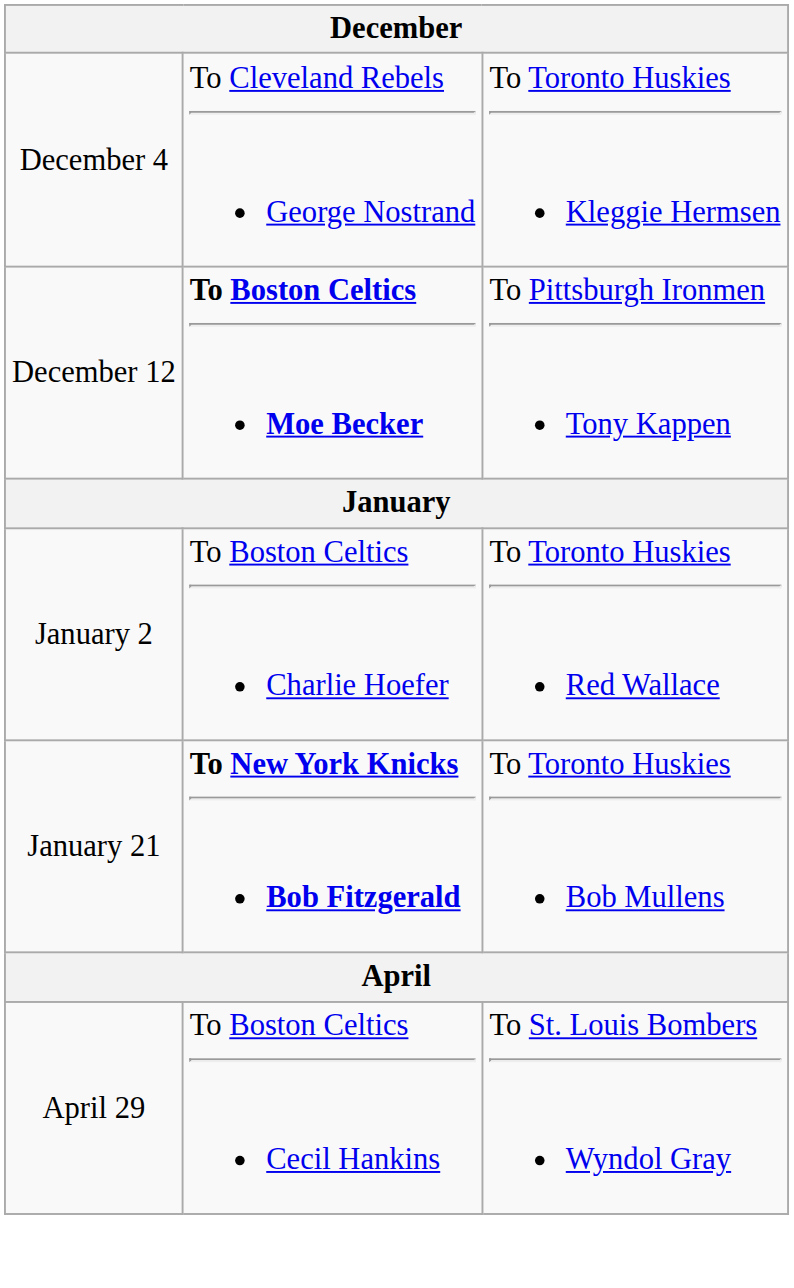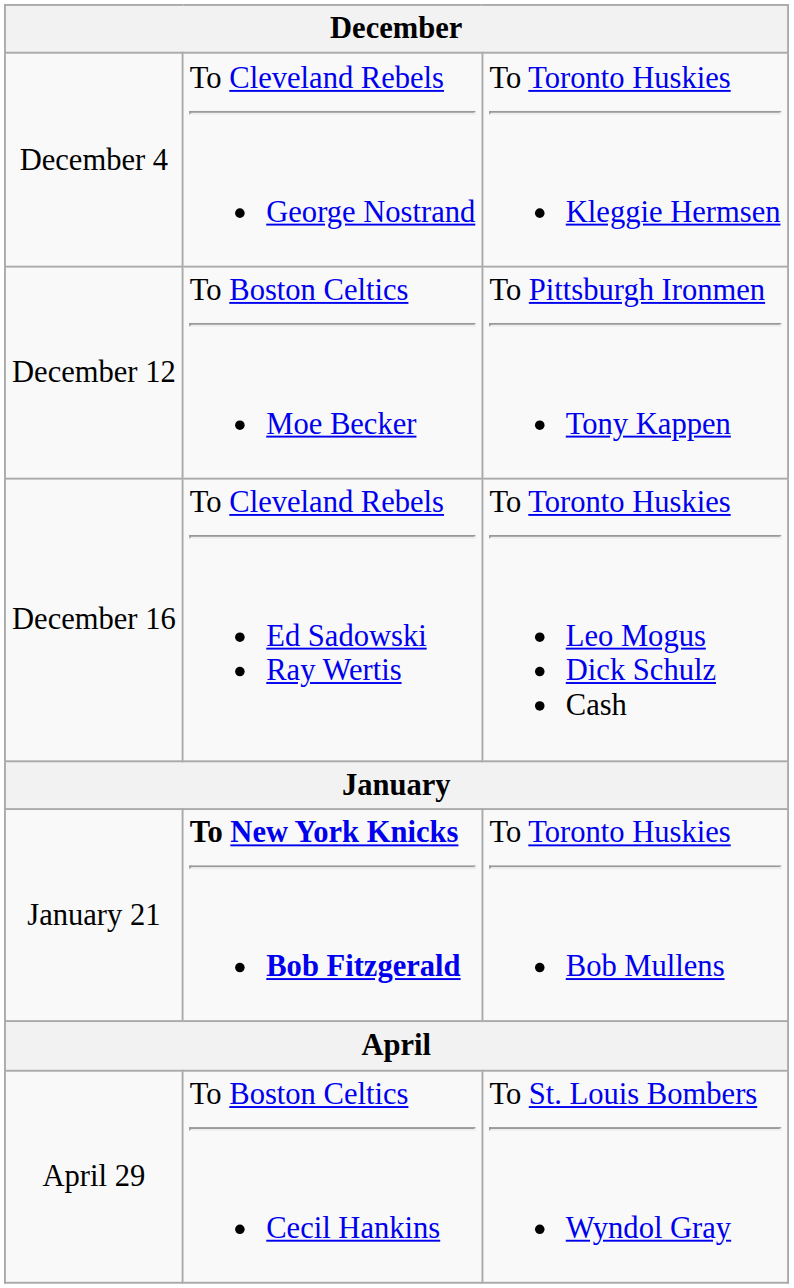(333, 357) bold -> (333, 357) normal
+ row: (94, 619)
- row: (94, 633)
